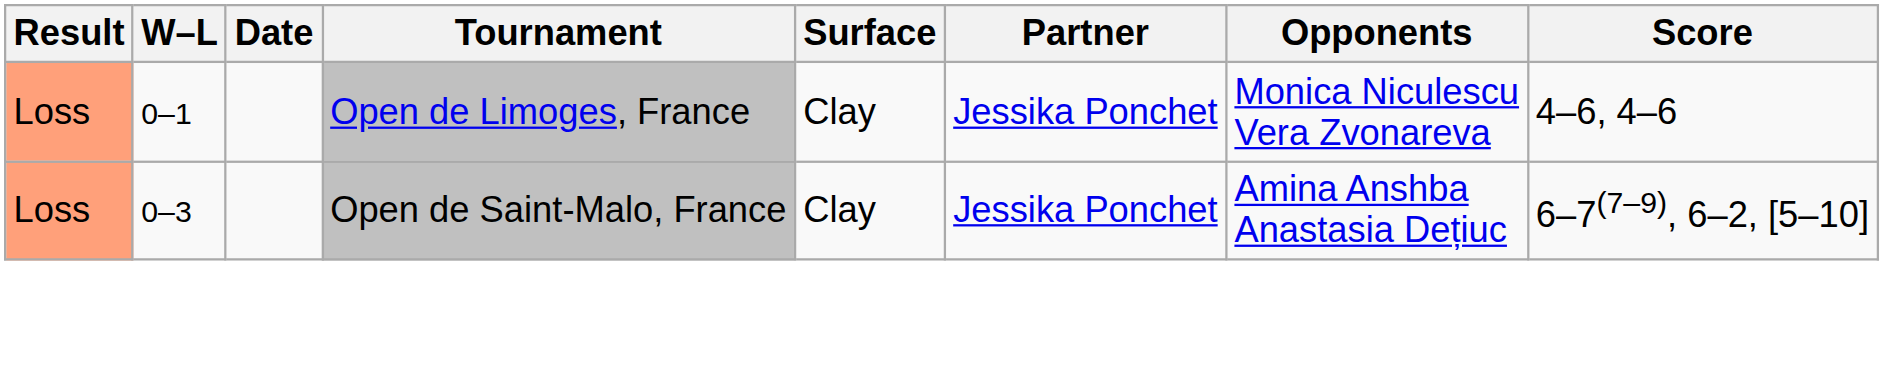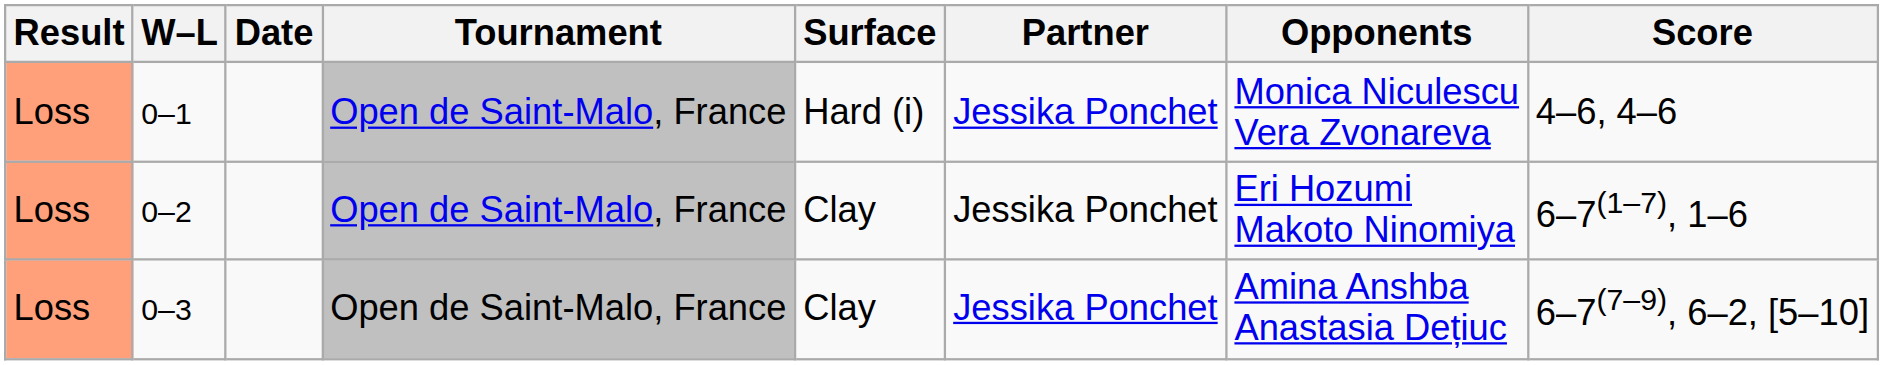(540, 111) Open de Limoges, France -> (558, 111) Open de Saint-Malo, France
(840, 111) Clay -> (864, 111) Hard (i)
+ row: (167, 212)
